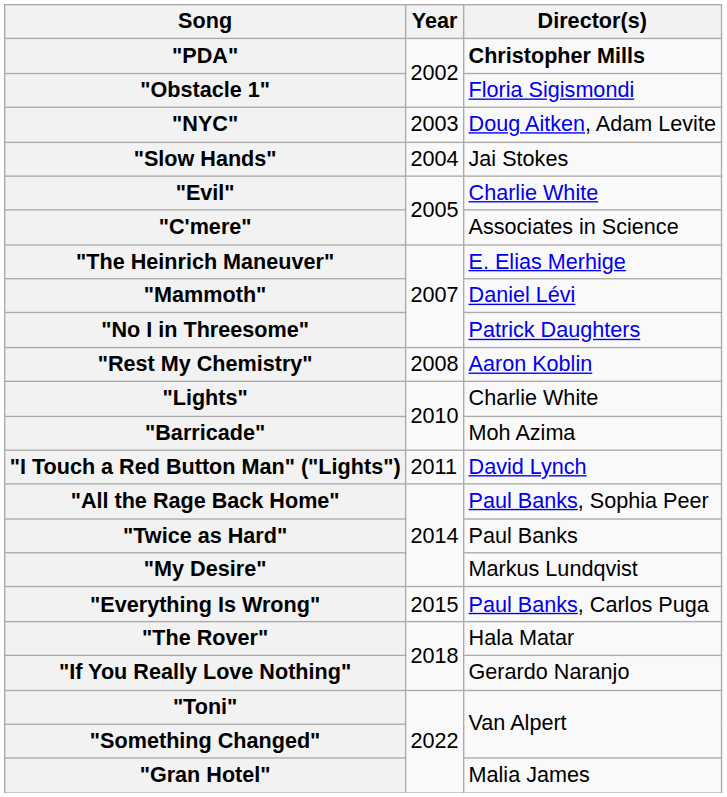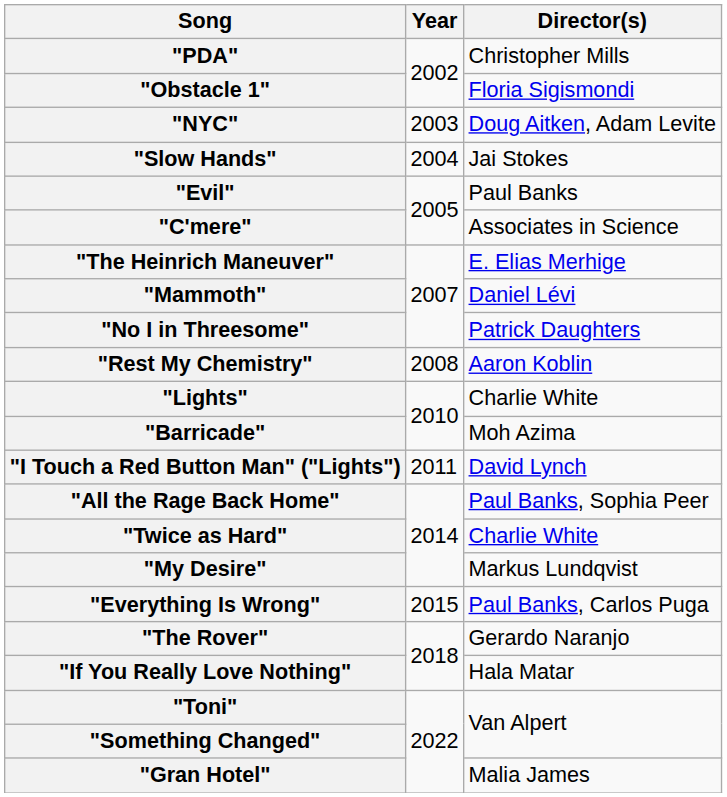(557, 55) bold -> (549, 55) normal
(533, 192) Charlie White -> (523, 192) Paul Banks
(523, 535) Paul Banks -> (533, 535) Charlie White
(521, 638) Hala Matar -> (549, 638) Gerardo Naranjo
(549, 672) Gerardo Naranjo -> (521, 672) Hala Matar
